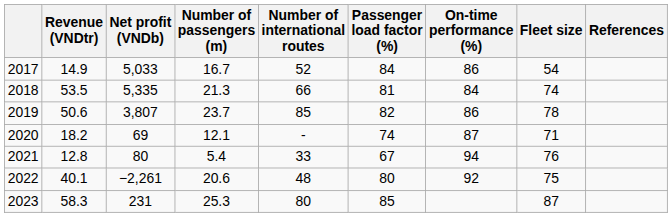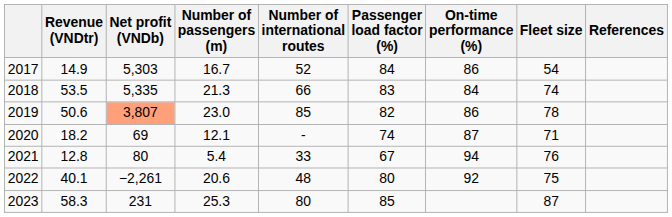(140, 68) 5,033 -> (140, 68) 5,303
(387, 91) 81 -> (387, 91) 83
(140, 113) no background -> (140, 113) lightsalmon background
(216, 113) 23.7 -> (216, 113) 23.0
